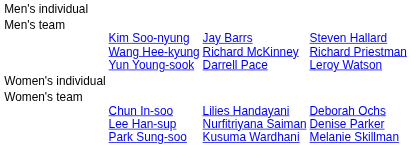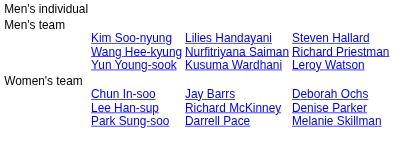(251, 51) Jay Barrs Richard McKinney Darrell Pace -> (237, 51) Lilies Handayani Nurfitriyana Saiman Kusuma Wardhani
- row: (55, 81)
(255, 124) Lilies Handayani Nurfitriyana Saiman Kusuma Wardhani -> (233, 108) Jay Barrs Richard McKinney Darrell Pace
